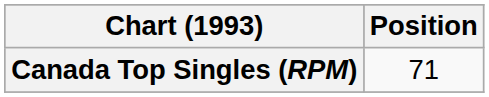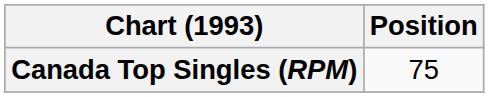(424, 69) 71 -> (424, 69) 75
